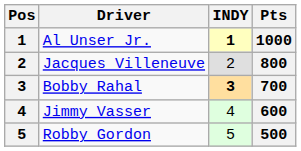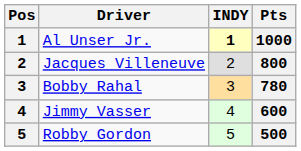(230, 88) bold -> (230, 88) normal
(274, 88) 700 -> (274, 88) 780
